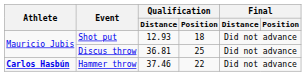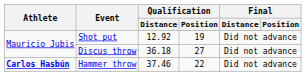(159, 37) 12.93 -> (159, 37) 12.92
(199, 37) 18 -> (199, 37) 19
(159, 51) 36.81 -> (159, 51) 36.18
(199, 51) 25 -> (199, 51) 27
